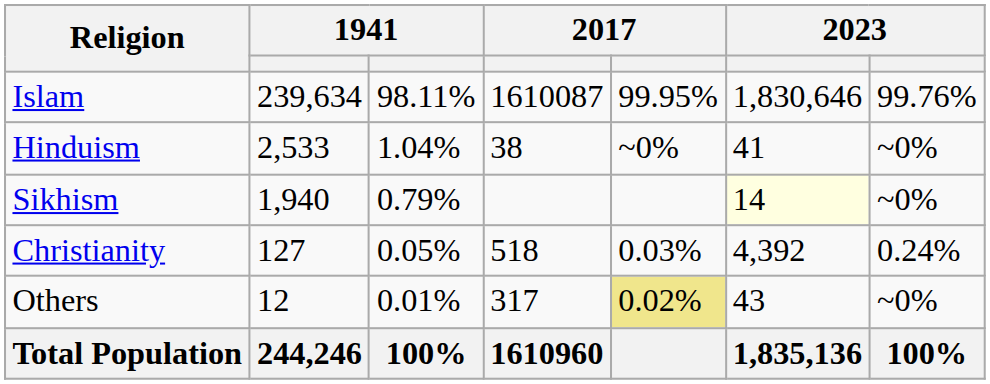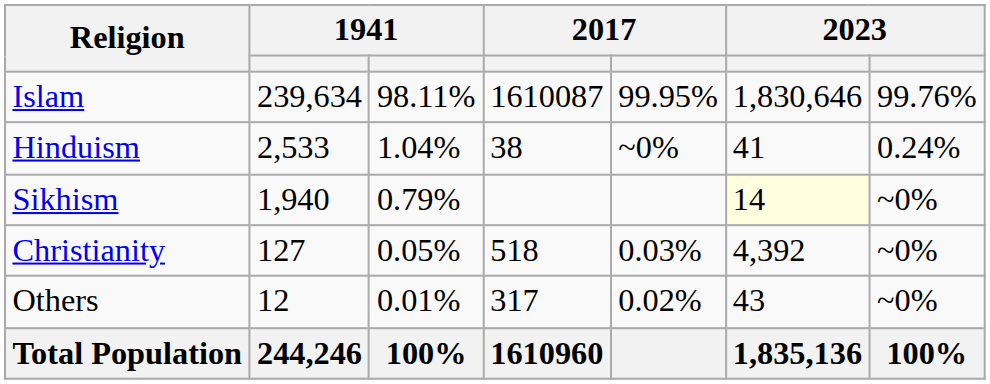(907, 147) ~0% -> (919, 147) 0.24%
(919, 250) 0.24% -> (907, 250) ~0%
(660, 301) khaki background -> (660, 301) no background
